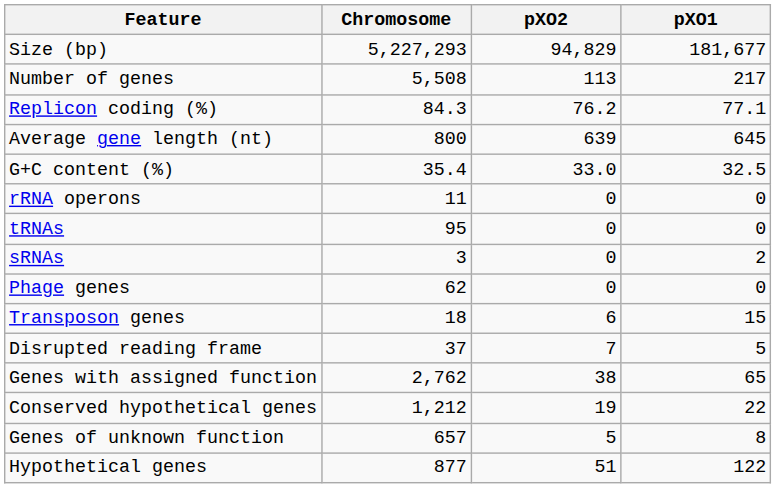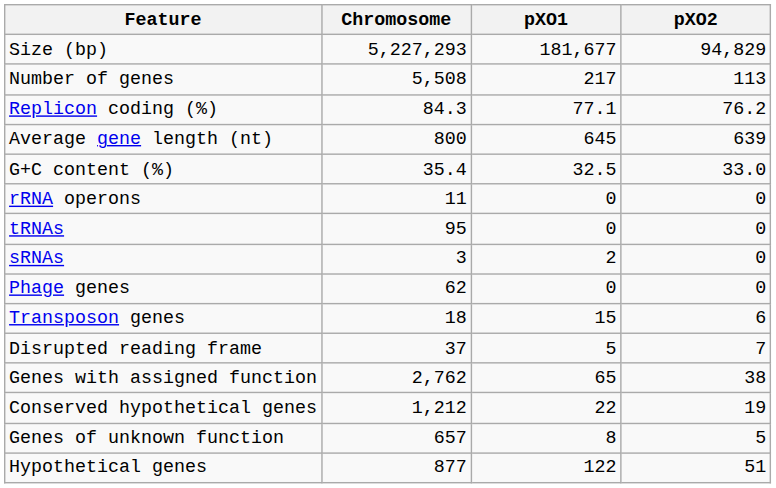columns swapped: (696, 20) <-> (546, 20)
